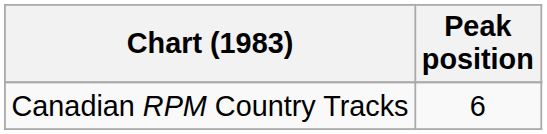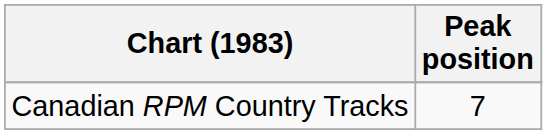(478, 105) 6 -> (478, 105) 7
